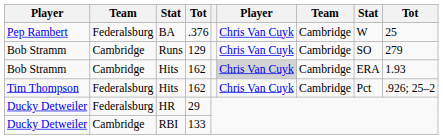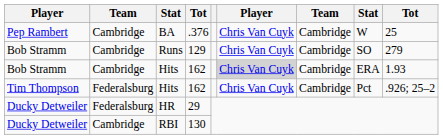(123, 32) Federalsburg -> (118, 32) Cambridge
(197, 124) 133 -> (197, 124) 130
